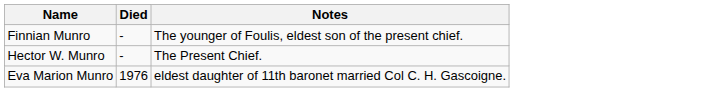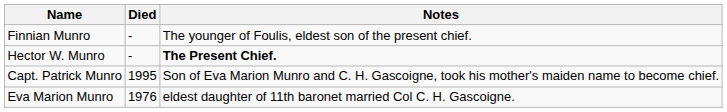(208, 55) normal -> (220, 55) bold
+ row: (65, 76)
